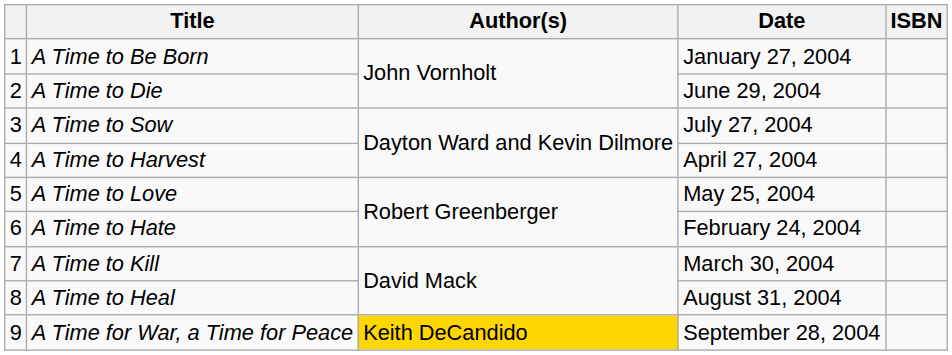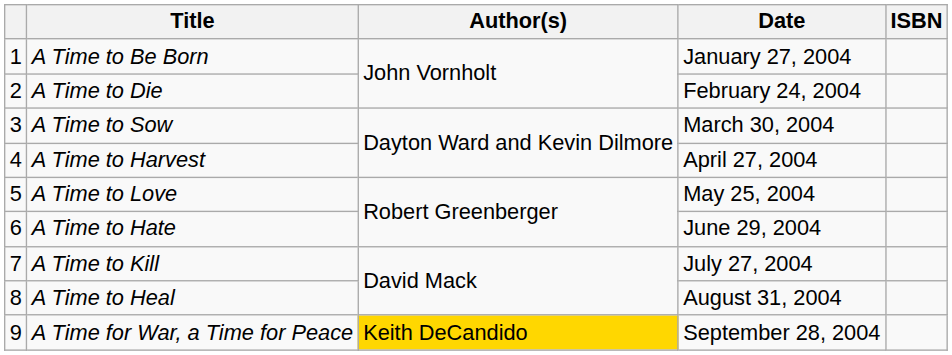(752, 90) June 29, 2004 -> (772, 90) February 24, 2004
(748, 125) July 27, 2004 -> (759, 125) March 30, 2004
(772, 228) February 24, 2004 -> (752, 228) June 29, 2004
(759, 263) March 30, 2004 -> (748, 263) July 27, 2004
